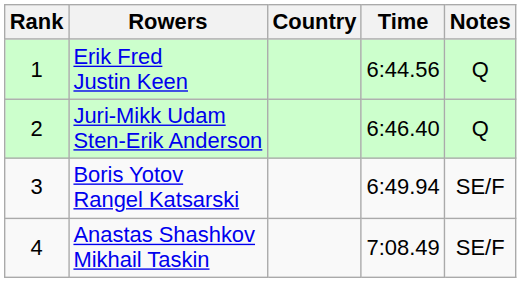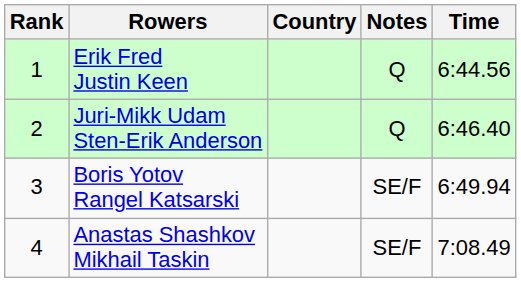columns swapped: (403, 21) <-> (480, 21)
